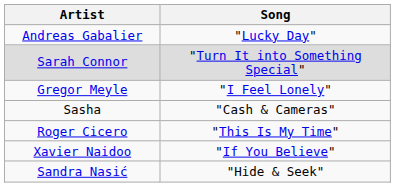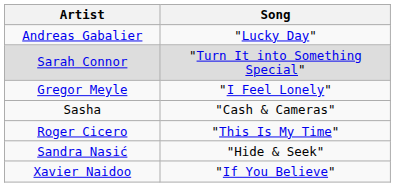rows swapped: (82, 171) <-> (82, 151)
